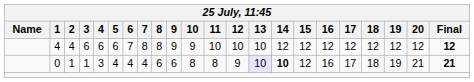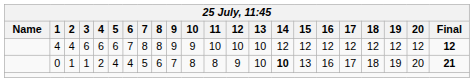(101, 64) 3 -> (101, 64) 2
(145, 64) 4 -> (145, 64) 5
(174, 64) 6 -> (174, 64) 7
(260, 64) lavender background -> (260, 64) no background
(305, 64) 12 -> (305, 64) 13
(418, 64) 21 -> (418, 64) 20
